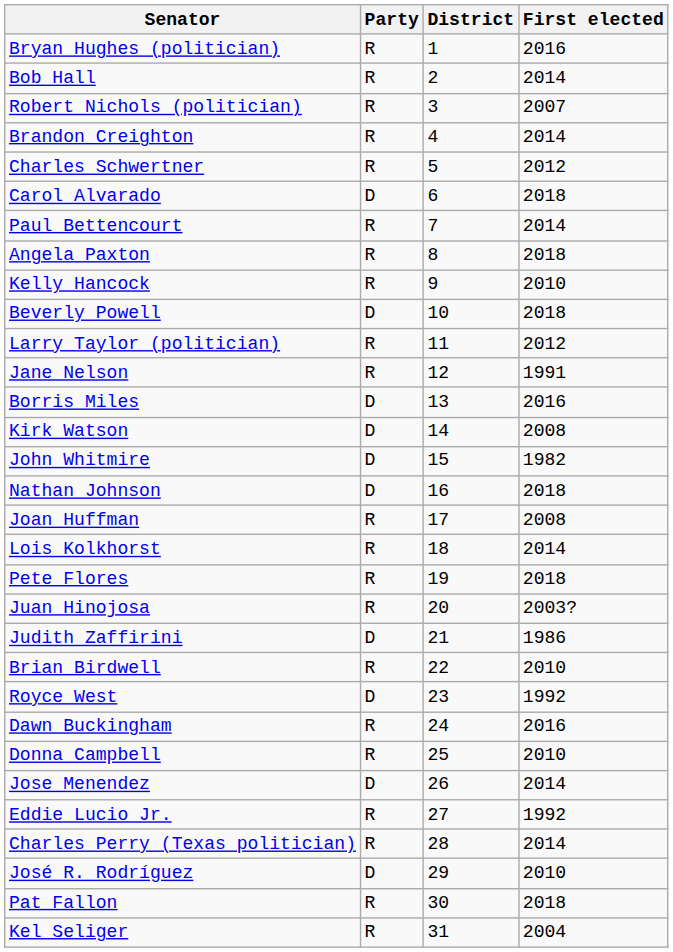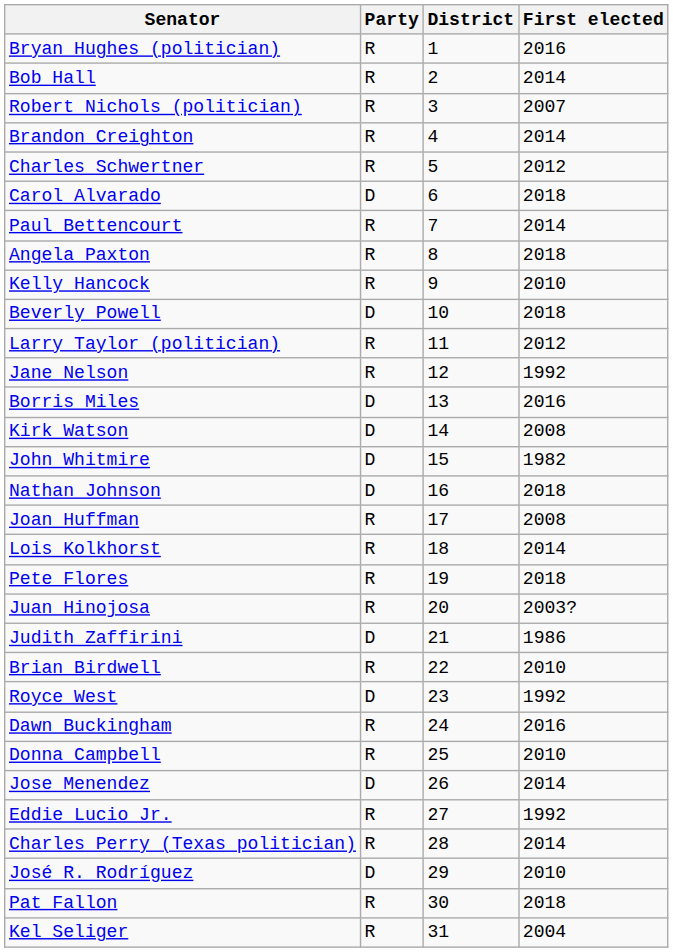(544, 373) 1991 -> (544, 373) 1992
